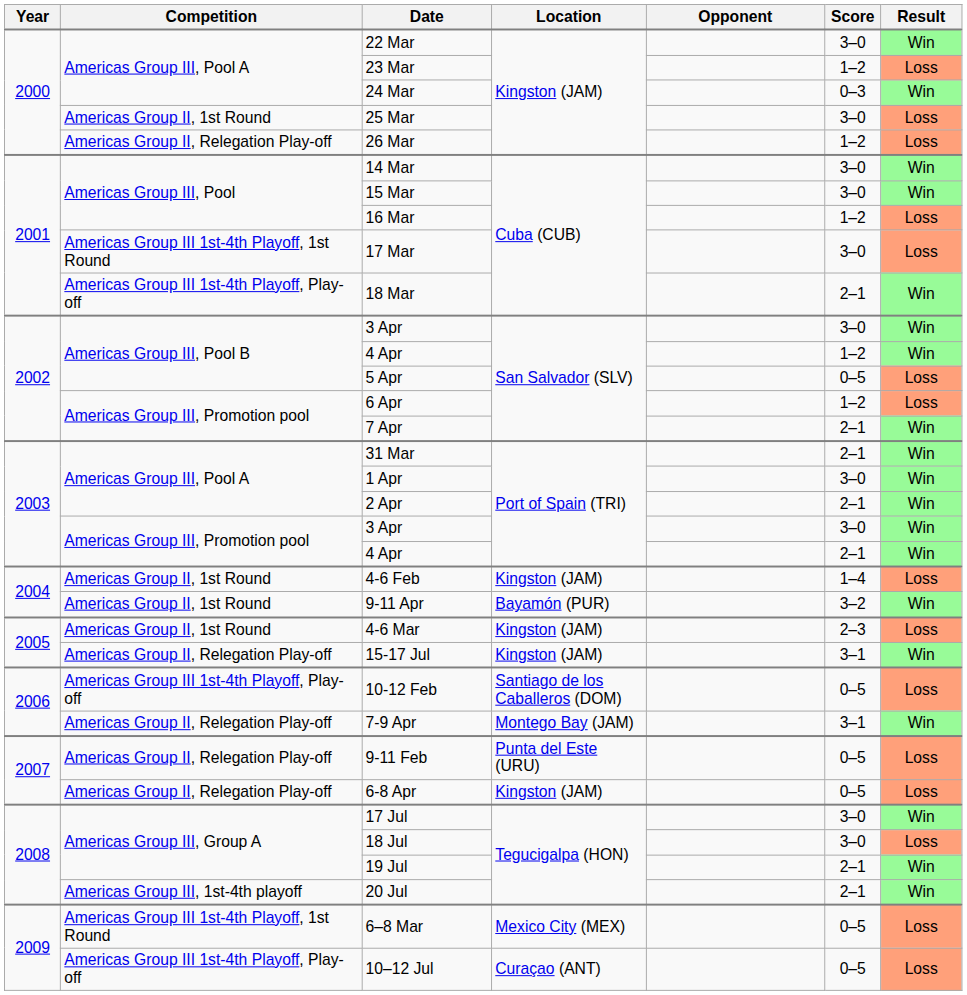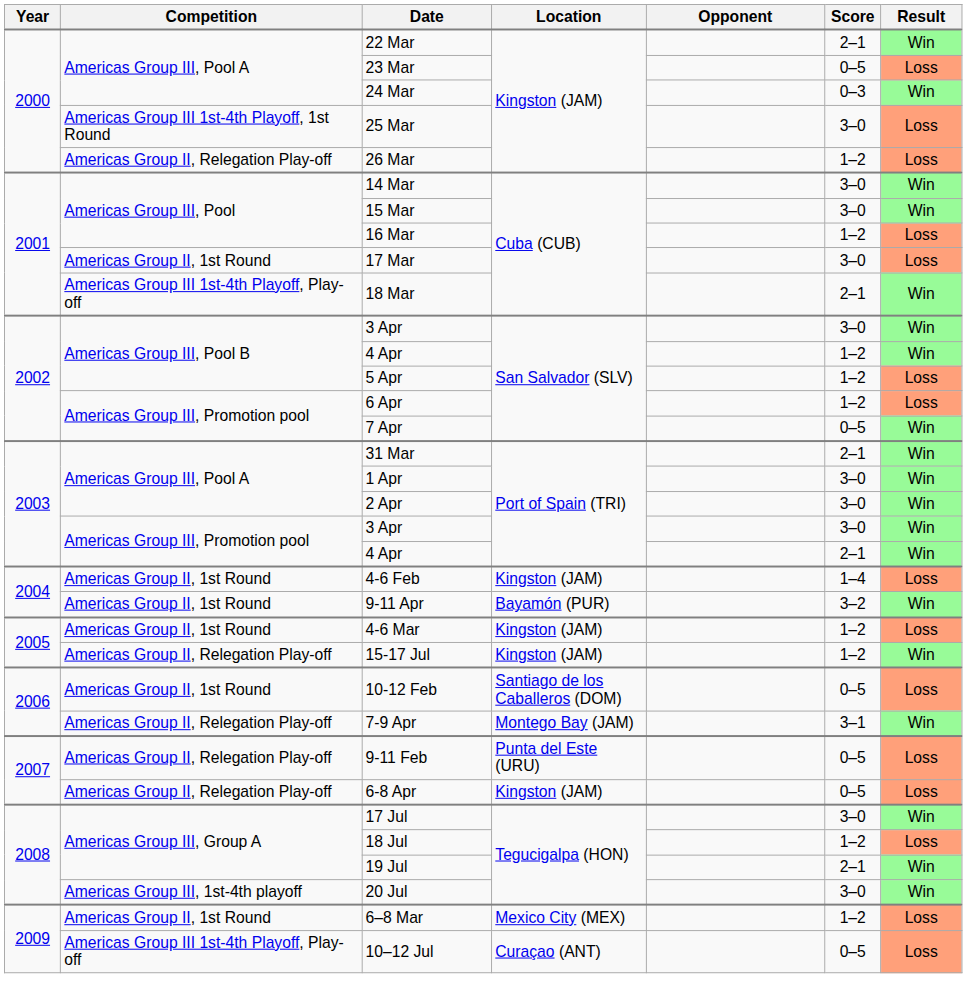(853, 42) 3–0 -> (853, 42) 2–1
(853, 67) 1–2 -> (853, 67) 0–5
(168, 117) Americas Group II, 1st Round -> (197, 126) Americas Group III 1st-4th Playoff, 1st Round
(197, 251) Americas Group III 1st-4th Playoff, 1st Round -> (168, 260) Americas Group II, 1st Round
(853, 378) 0–5 -> (853, 378) 1–2
(853, 428) 2–1 -> (853, 428) 0–5
(853, 503) 2–1 -> (853, 503) 3–0
(853, 630) 2–3 -> (853, 630) 1–2
(853, 654) 3–1 -> (853, 654) 1–2
(204, 689) Americas Group III 1st-4th Playoff, Play-off -> (168, 689) Americas Group II, 1st Round
(853, 842) 3–0 -> (853, 842) 1–2
(853, 892) 2–1 -> (853, 892) 3–0
(197, 926) Americas Group III 1st-4th Playoff, 1st Round -> (168, 917) Americas Group II, 1st Round
(853, 926) 0–5 -> (853, 917) 1–2
